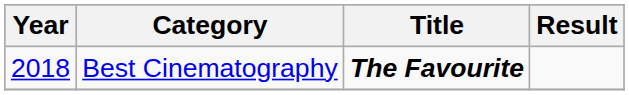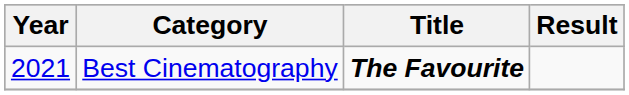(40, 67) 2018 -> (40, 67) 2021
